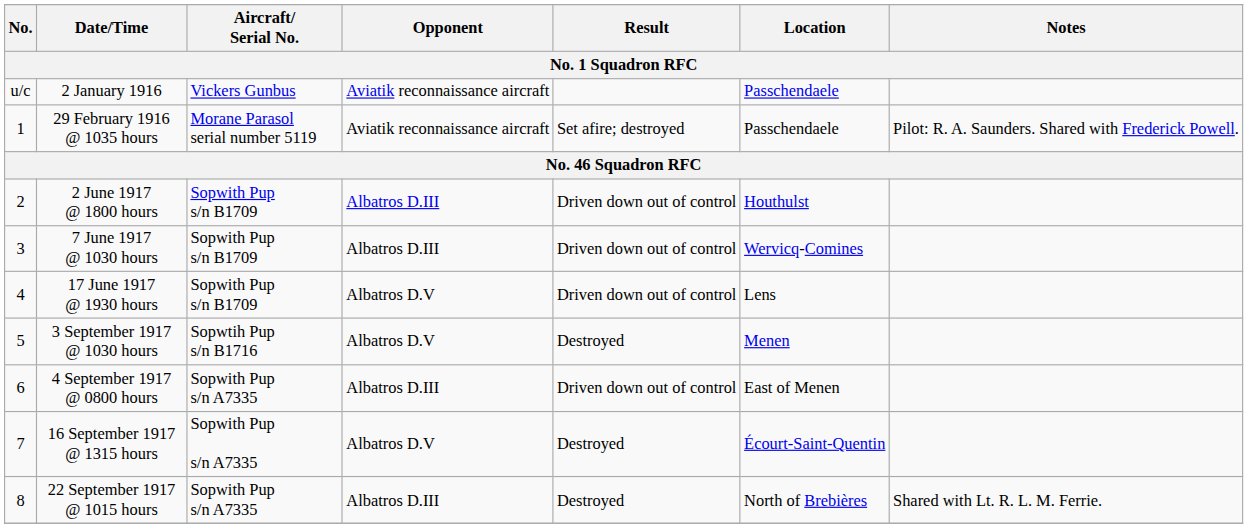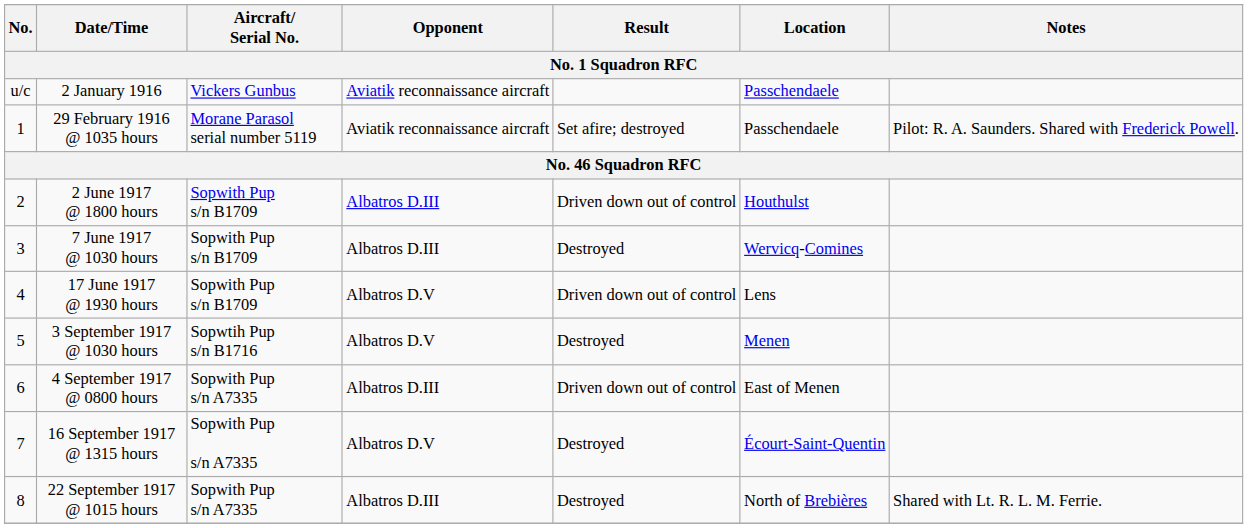(647, 248) Driven down out of control -> (591, 248) Destroyed
